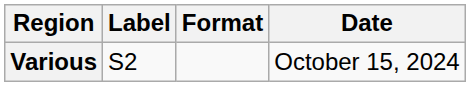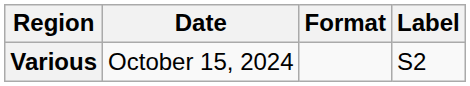columns swapped: (367, 23) <-> (139, 23)
